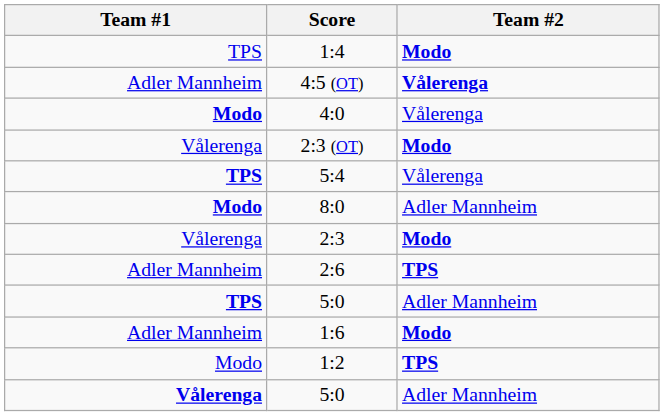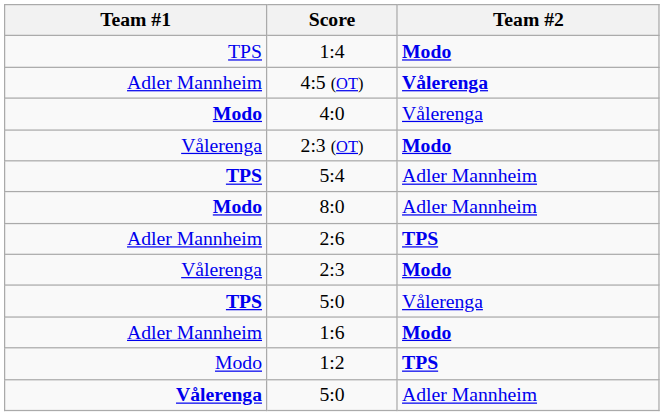(442, 176) Vålerenga -> (470, 176) Adler Mannheim
rows swapped: (222, 238) <-> (195, 269)
(470, 301) Adler Mannheim -> (442, 301) Vålerenga
